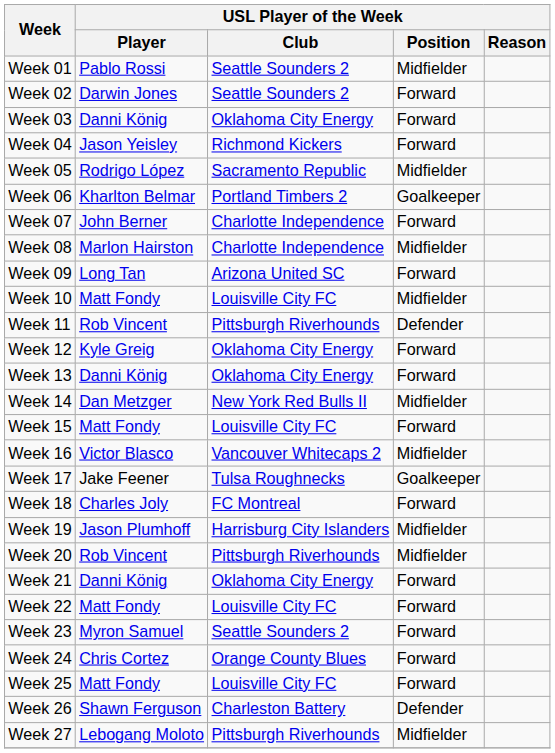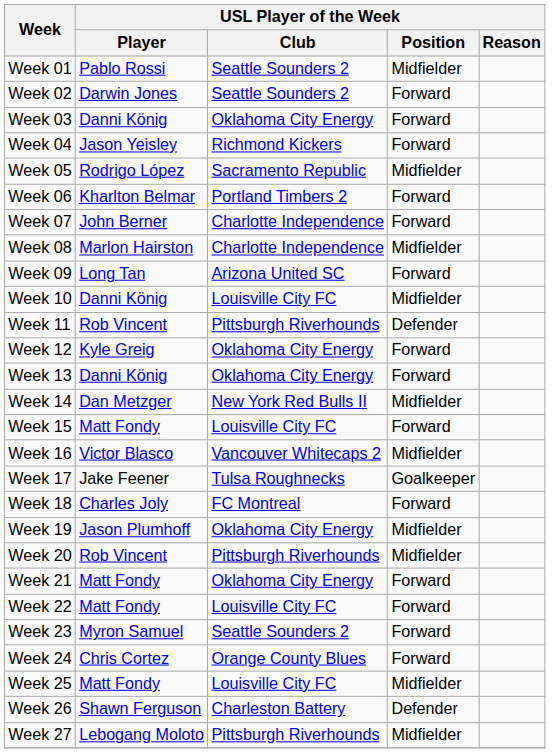(439, 196) Goalkeeper -> (421, 196) Forward
(120, 299) Matt Fondy -> (123, 299) Danni König
(300, 529) Harrisburg City Islanders -> (292, 529) Oklahoma City Energy
(123, 581) Danni König -> (120, 581) Matt Fondy
(426, 683) Forward -> (426, 683) Midfielder
